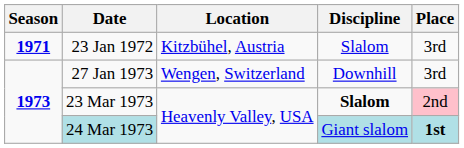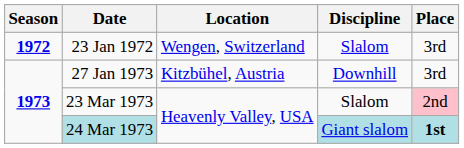(33, 46) 1971 -> (33, 46) 1972
(223, 46) Kitzbühel, Austria -> (233, 46) Wengen, Switzerland
(233, 74) Wengen, Switzerland -> (223, 74) Kitzbühel, Austria
(365, 102) bold -> (365, 102) normal
